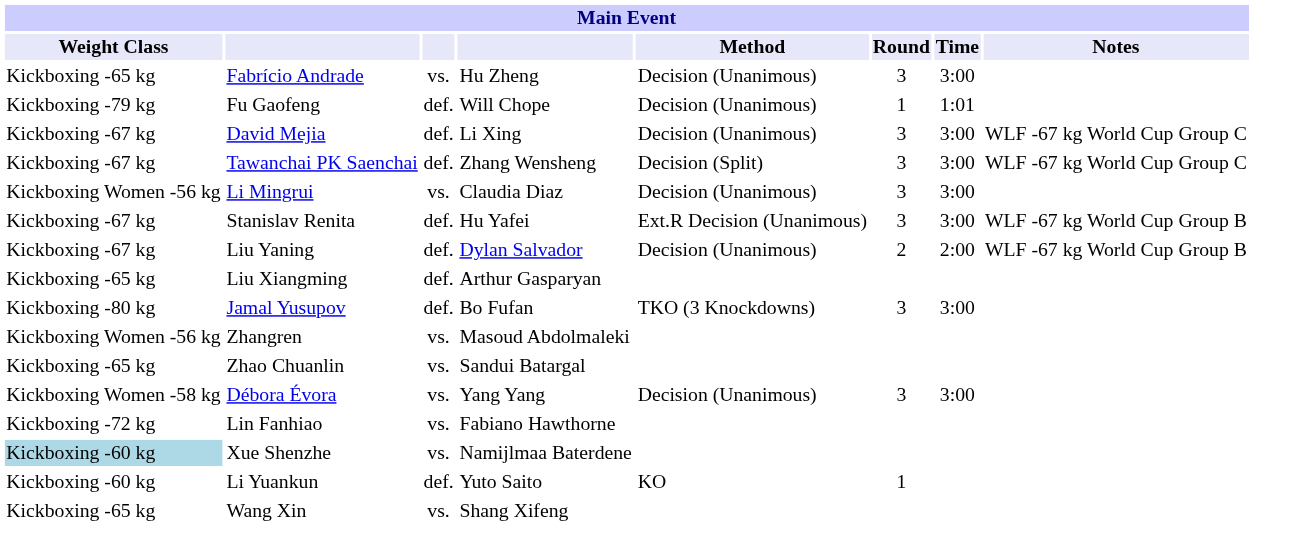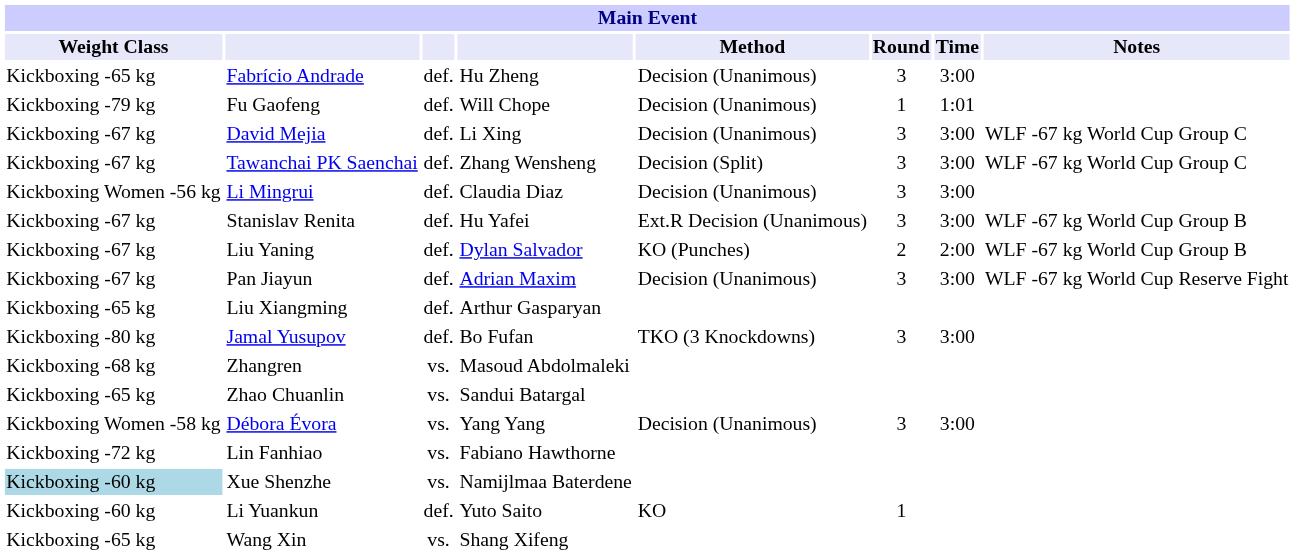(439, 75) vs. -> (439, 75) def.
(439, 191) vs. -> (439, 191) def.
(727, 249) Decision (Unanimous) -> (694, 249) KO (Punches)
+ row: (269, 278)
(114, 336) Kickboxing Women -56 kg -> (81, 365) Kickboxing -68 kg
